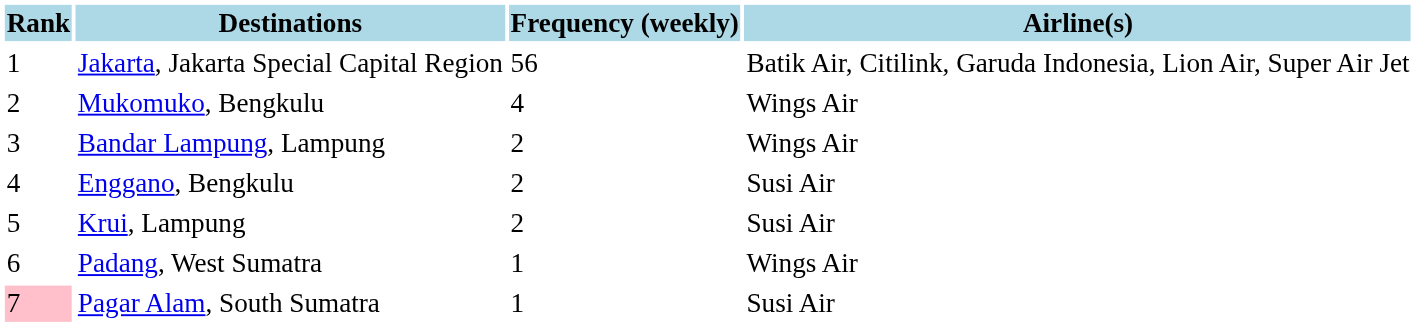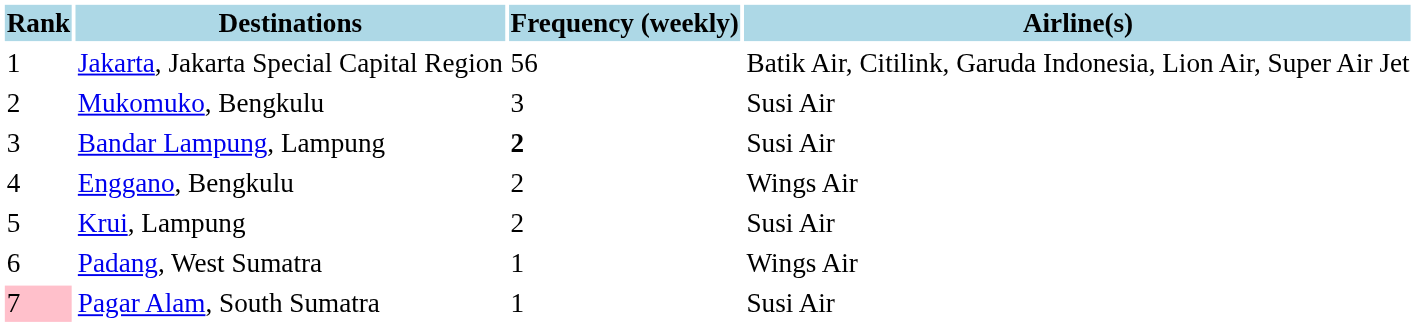(517, 102) 4 -> (517, 102) 3
(802, 102) Wings Air -> (791, 102) Susi Air
(517, 142) normal -> (517, 142) bold
(802, 142) Wings Air -> (791, 142) Susi Air
(791, 182) Susi Air -> (802, 182) Wings Air
